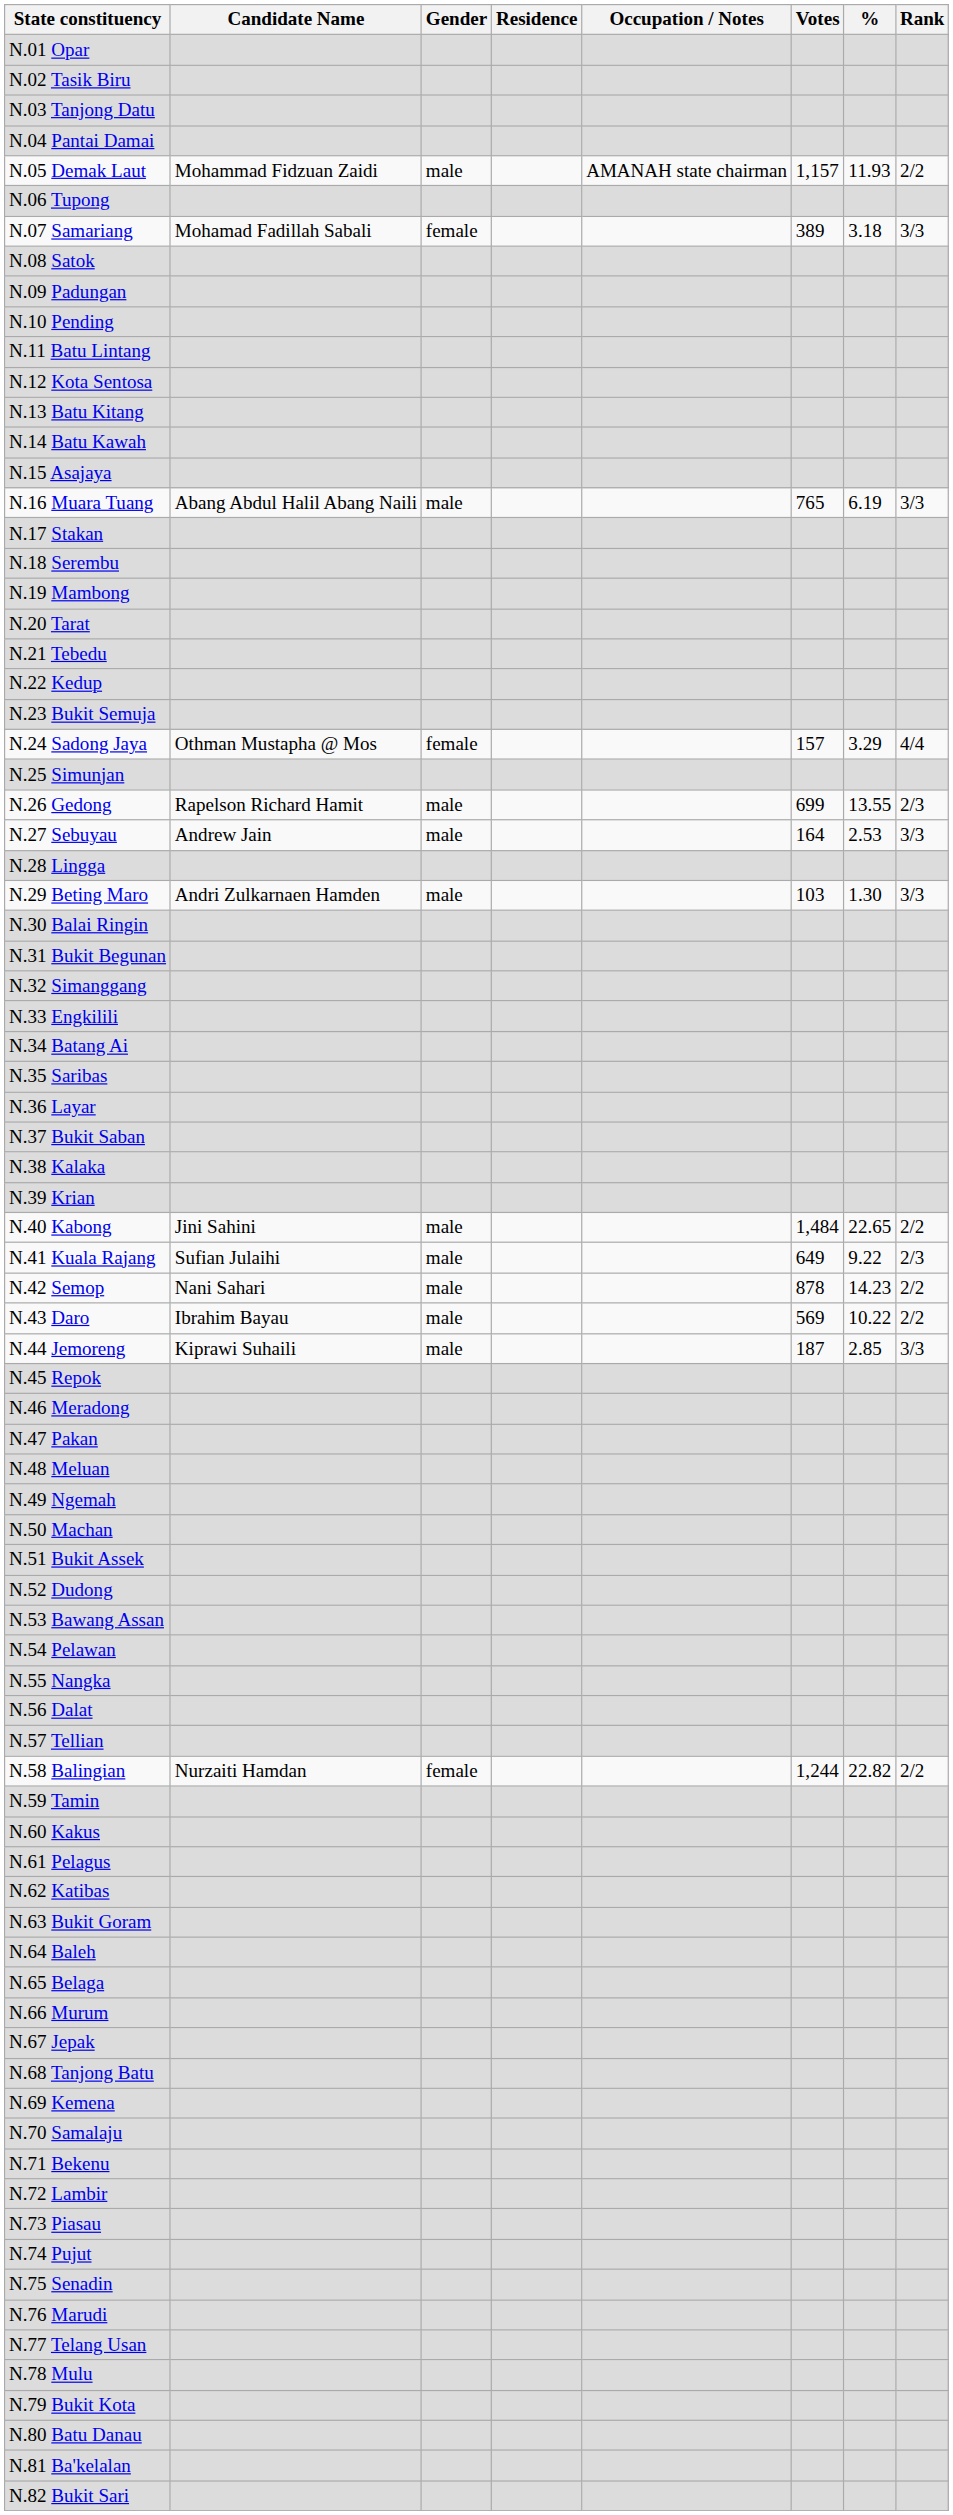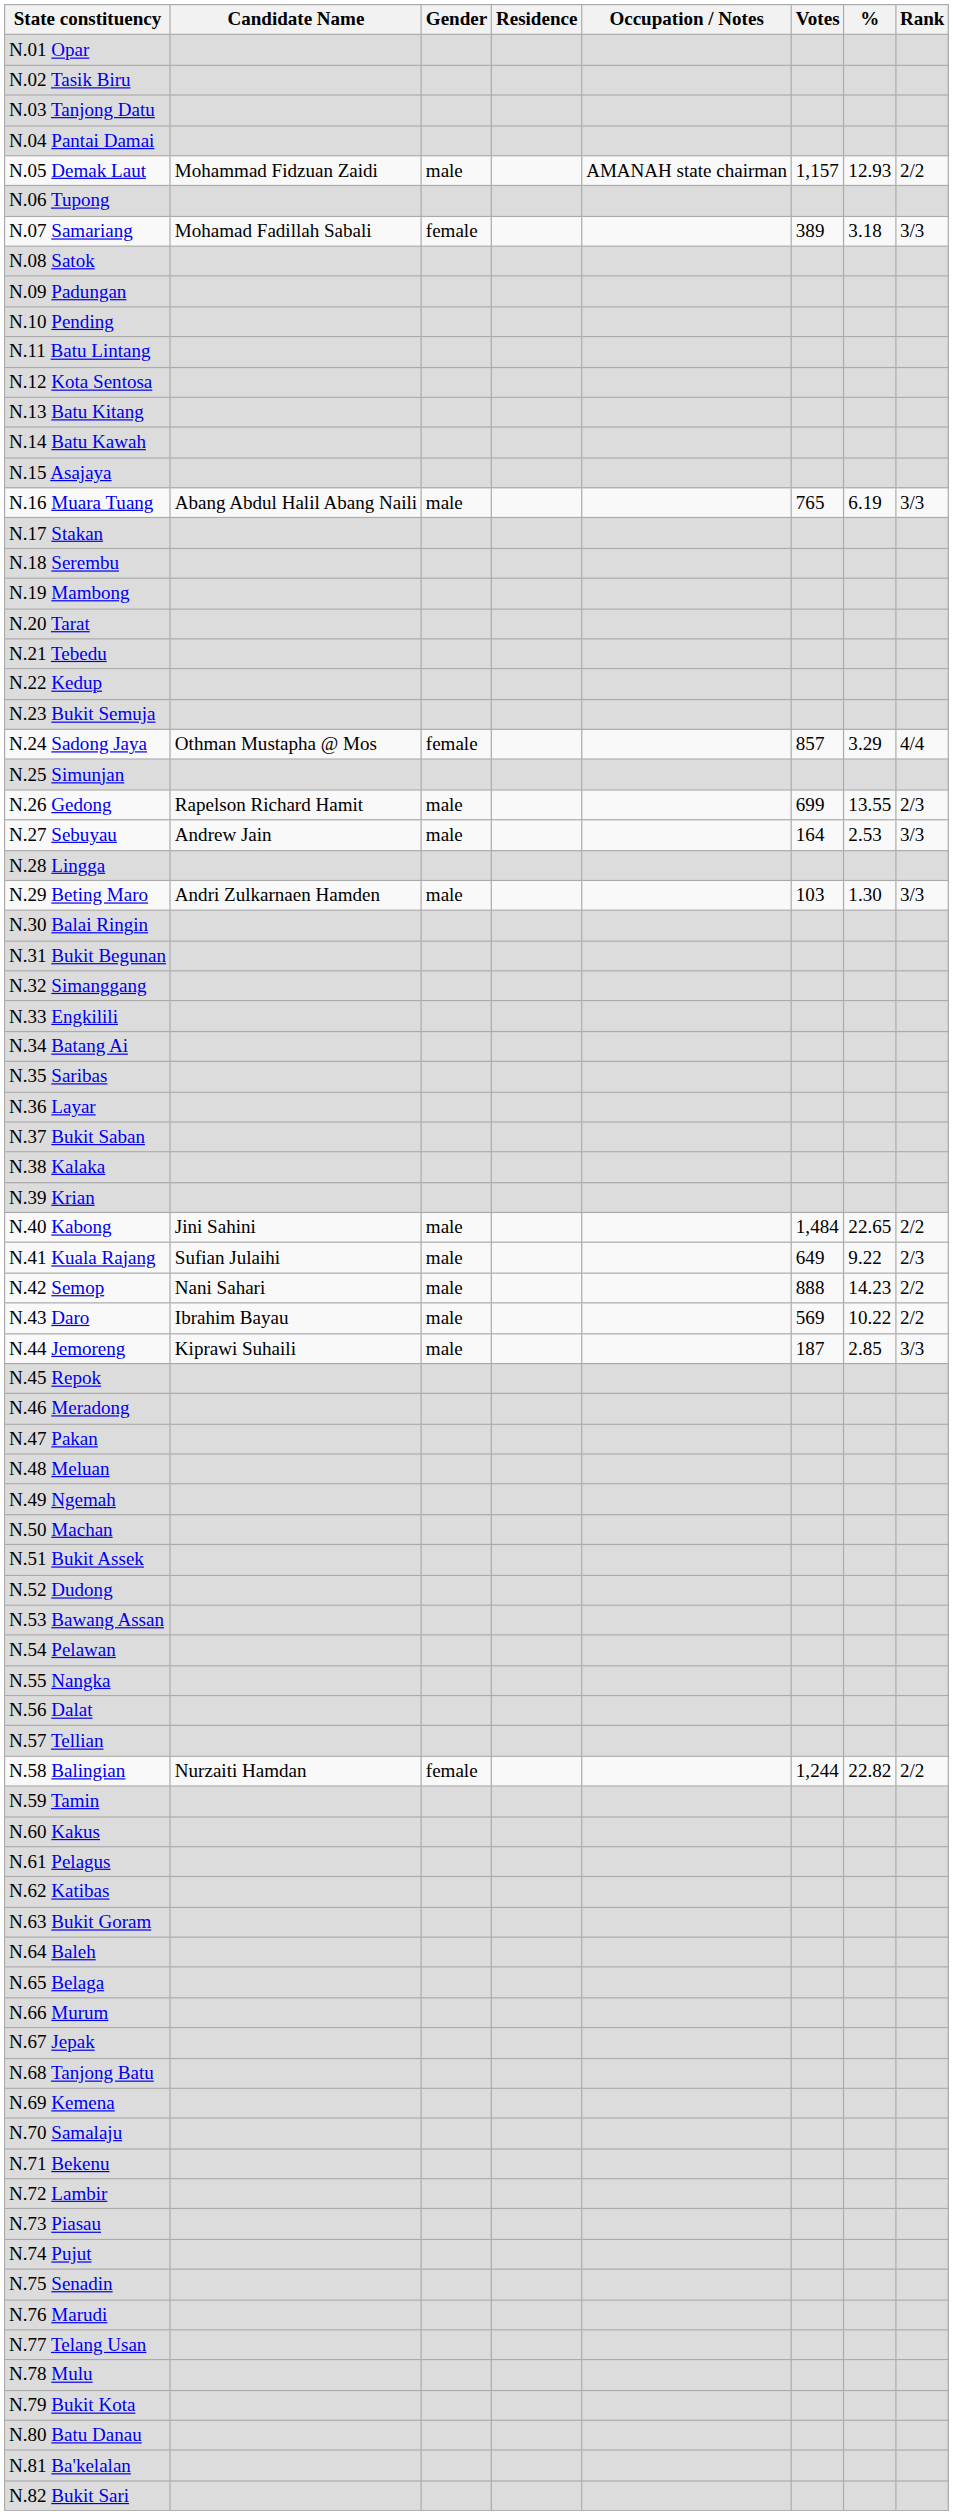(869, 170) 11.93 -> (870, 170) 12.93
(810, 744) 157 -> (810, 744) 857
(810, 1287) 878 -> (810, 1287) 888
